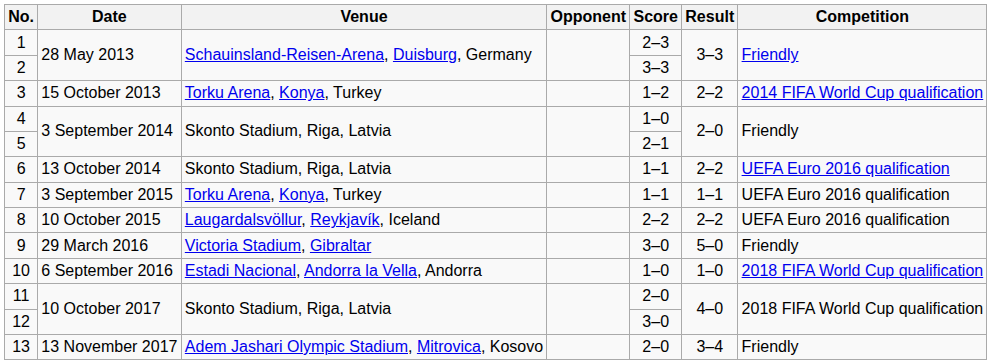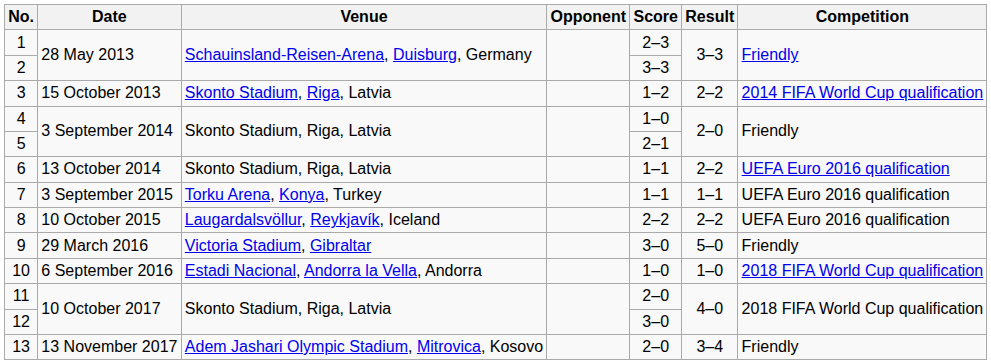(283, 93) Torku Arena, Konya, Turkey -> (288, 93) Skonto Stadium, Riga, Latvia
